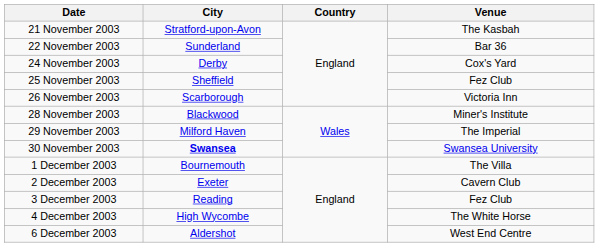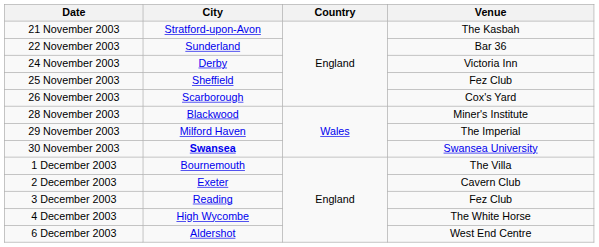(491, 64) Cox's Yard -> (491, 64) Victoria Inn
(491, 98) Victoria Inn -> (491, 98) Cox's Yard
